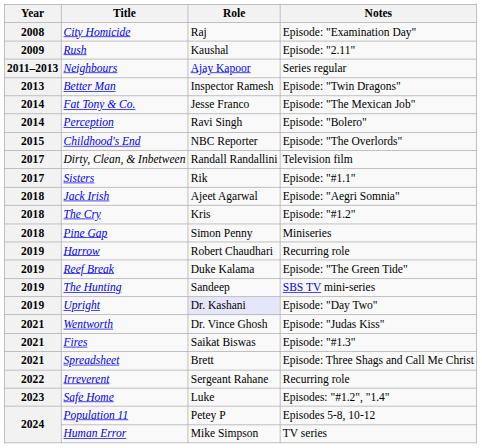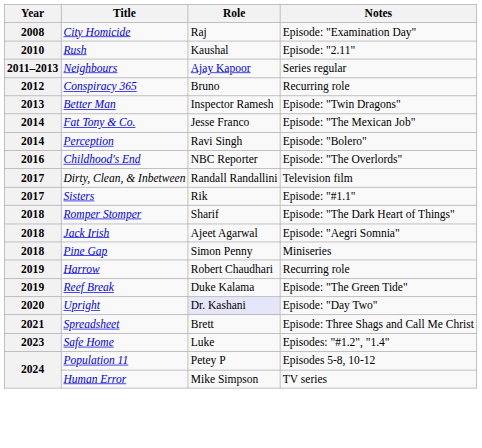(33, 50) 2009 -> (33, 50) 2010
+ row: (100, 86)
(33, 141) 2015 -> (33, 159) 2016
+ row: (102, 214)
- row: (82, 214)
- row: (92, 287)
(33, 305) 2019 -> (33, 305) 2020
- row: (88, 324)
- row: (75, 342)
- row: (86, 379)
